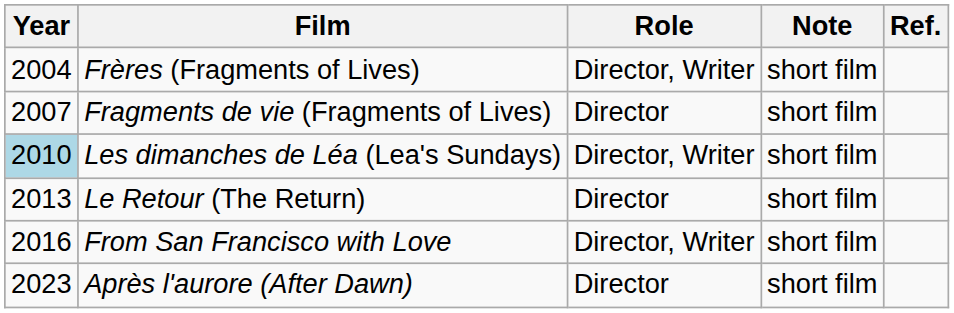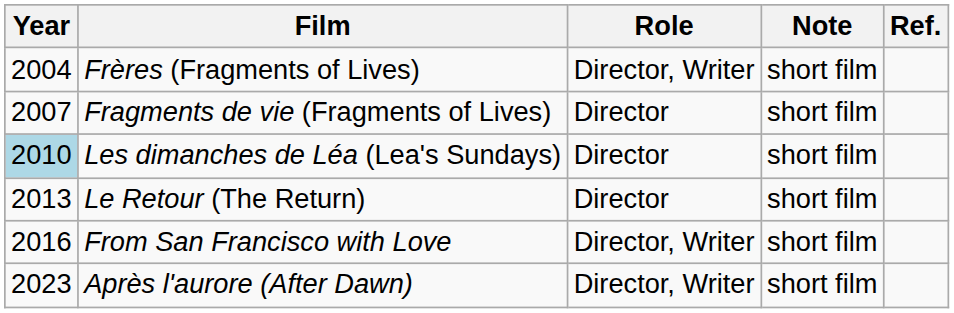(664, 155) Director, Writer -> (621, 155) Director
(621, 284) Director -> (664, 284) Director, Writer
